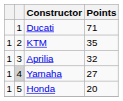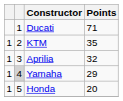(92, 74) 27 -> (92, 74) 29
